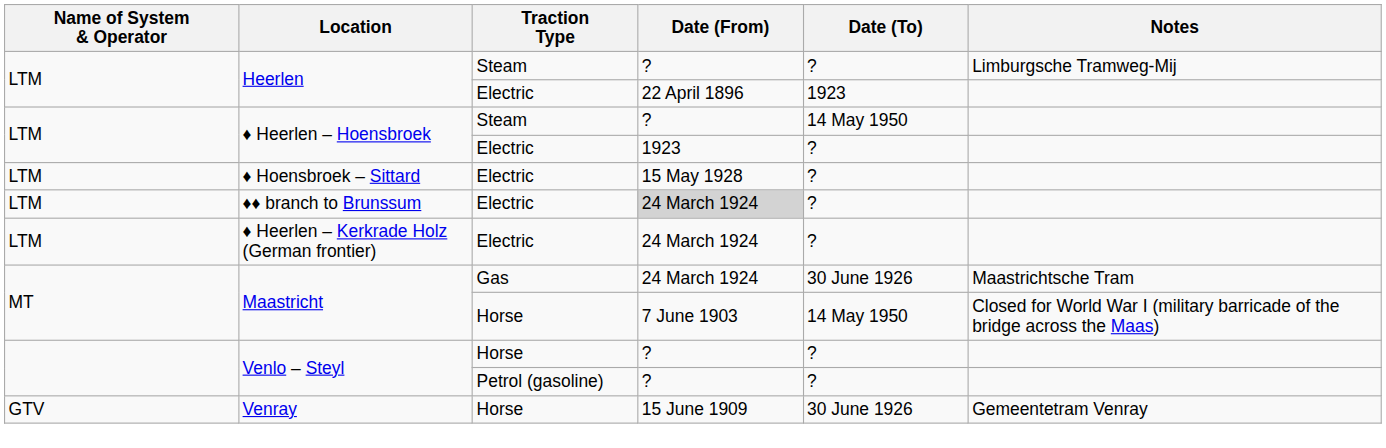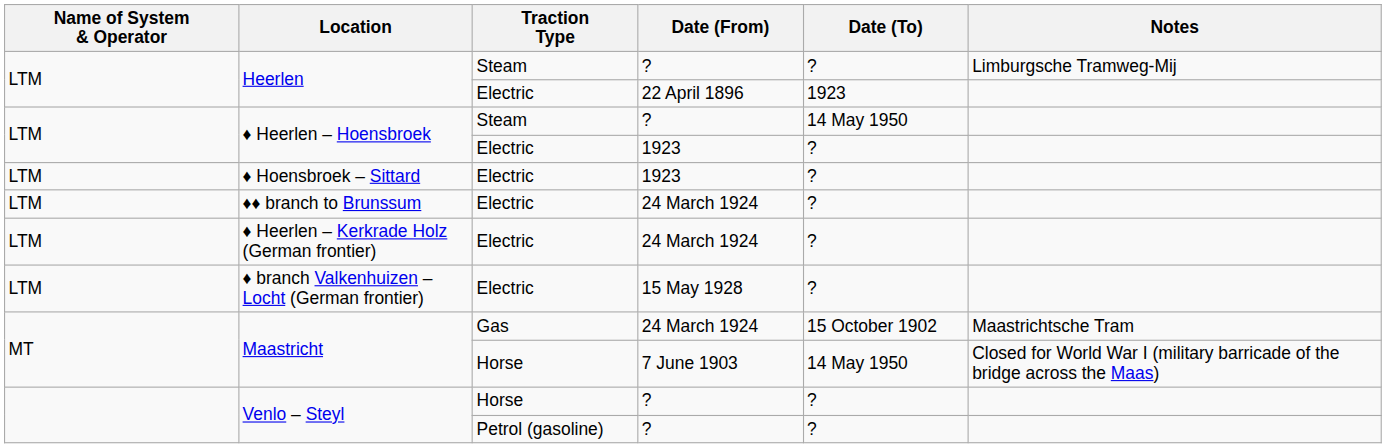(692, 176) 15 May 1928 -> (661, 176) 1923
(700, 203) lightgrey background -> (700, 203) no background
+ row: (338, 288)
(860, 278) 30 June 1926 -> (872, 326) 15 October 1902
- row: (270, 409)
